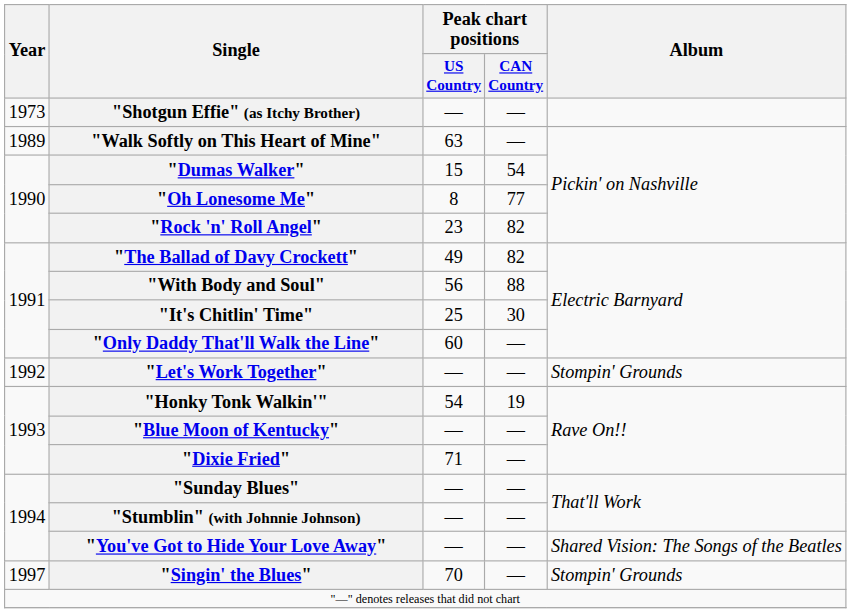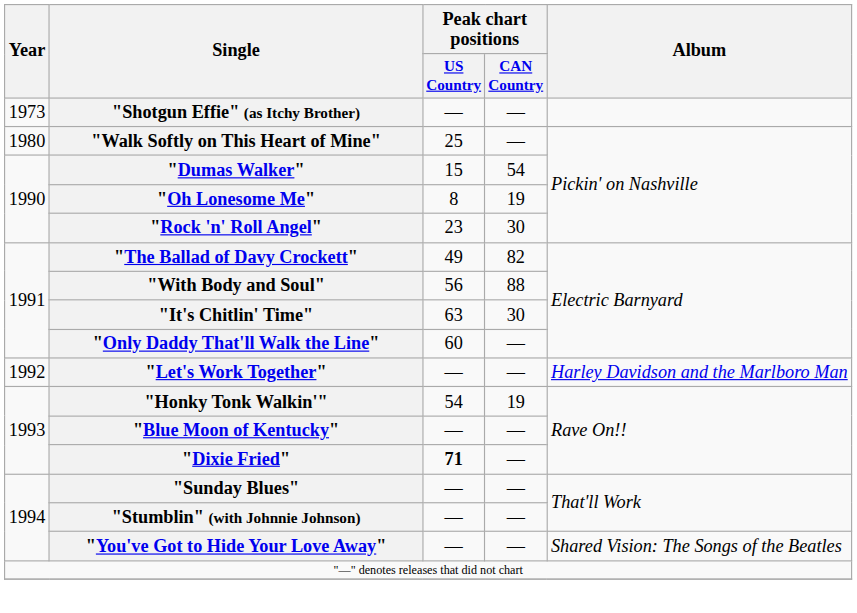(27, 141) 1989 -> (27, 141) 1980
(454, 141) 63 -> (454, 141) 25
(516, 198) 77 -> (516, 198) 19
(516, 227) 82 -> (516, 227) 30
(454, 314) 25 -> (454, 314) 63
(617, 372) Stompin' Grounds -> (699, 372) Harley Davidson and the Marlboro Man
(454, 459) normal -> (454, 459) bold
- row: (236, 574)
